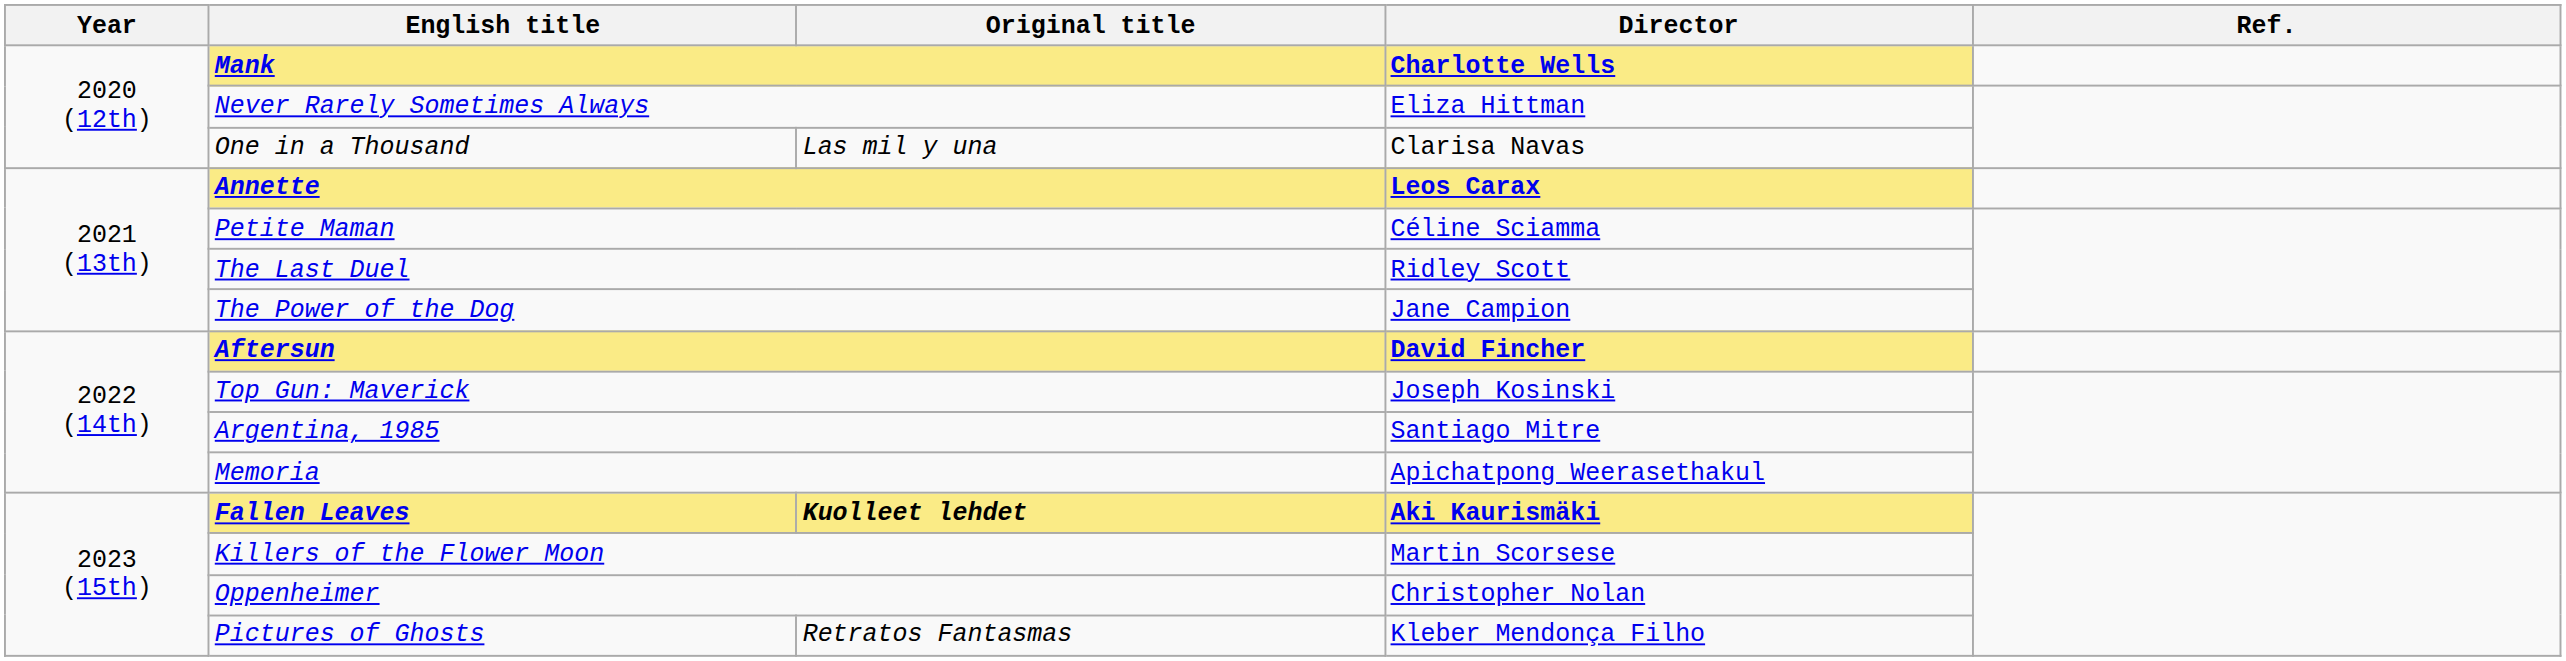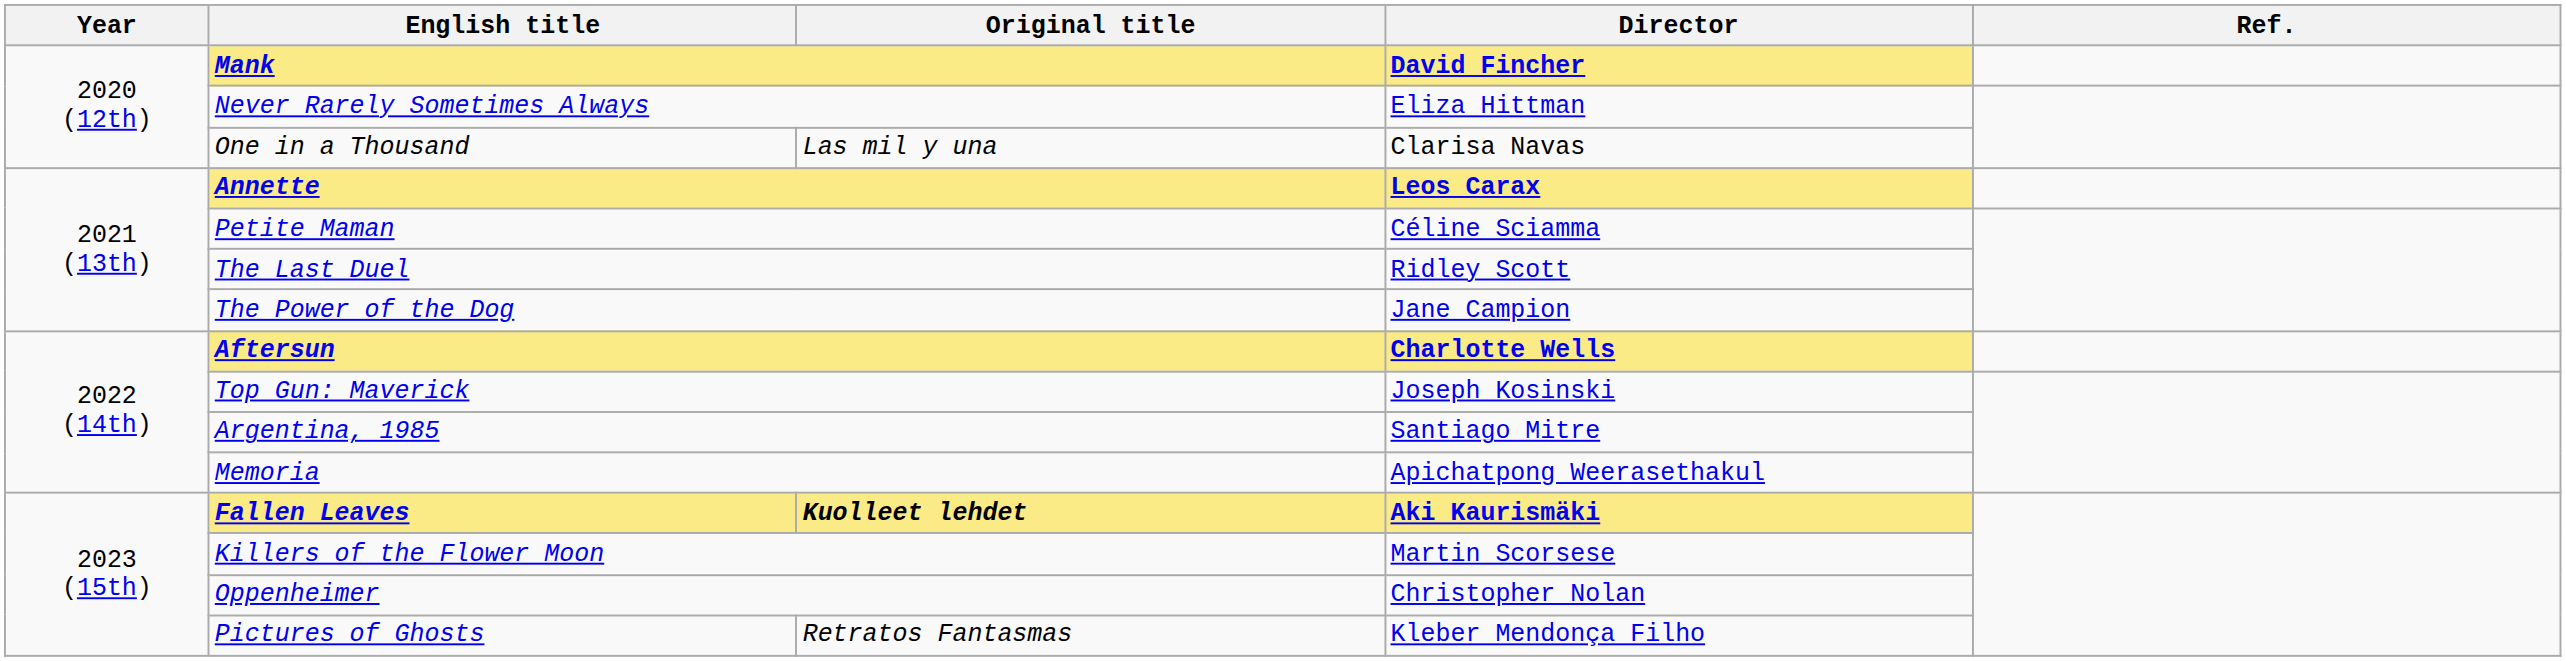(1503, 66) Charlotte Wells -> (1488, 66) David Fincher
(1488, 351) David Fincher -> (1503, 351) Charlotte Wells
